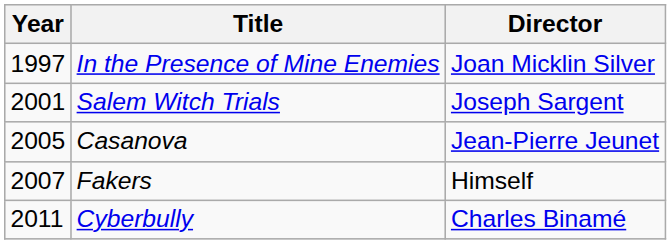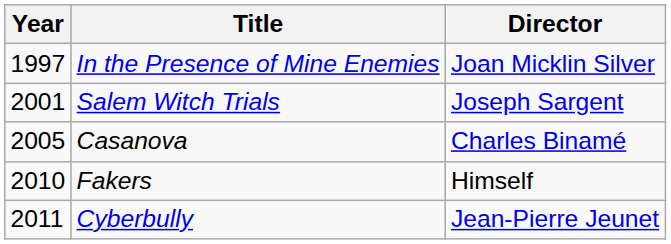(555, 141) Jean-Pierre Jeunet -> (539, 141) Charles Binamé
(38, 180) 2007 -> (38, 180) 2010
(539, 219) Charles Binamé -> (555, 219) Jean-Pierre Jeunet
